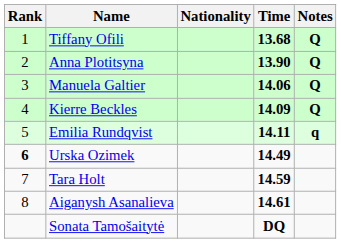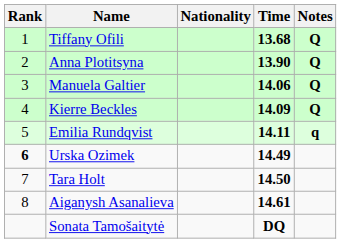(274, 179) 14.59 -> (274, 179) 14.50
